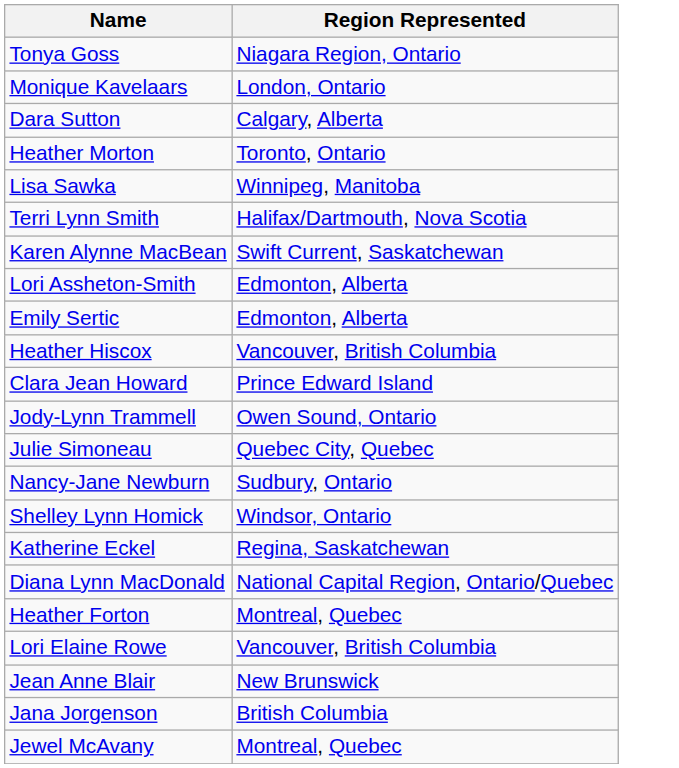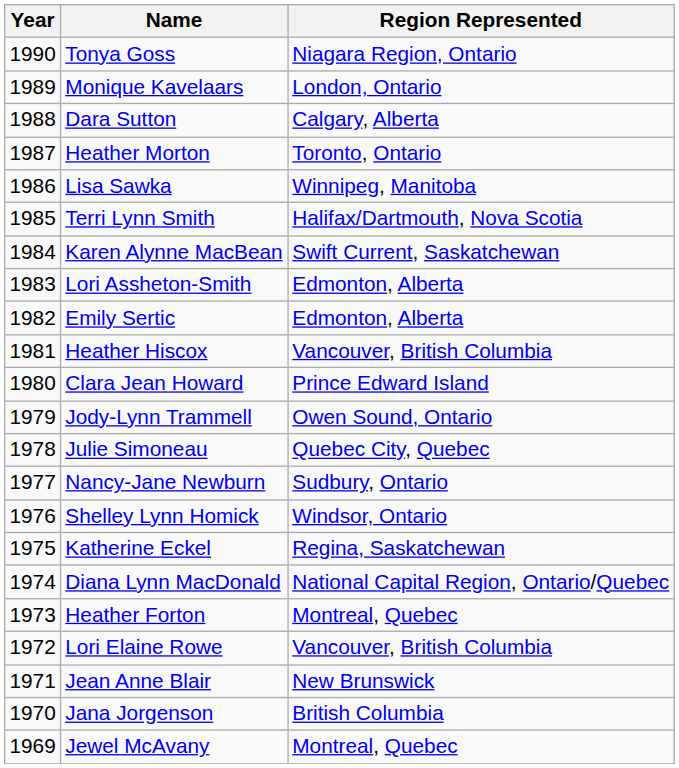+ column: (33, 20)
